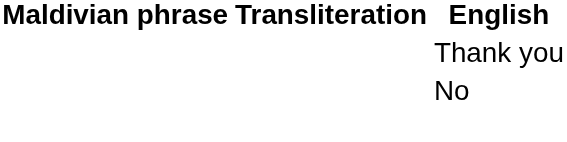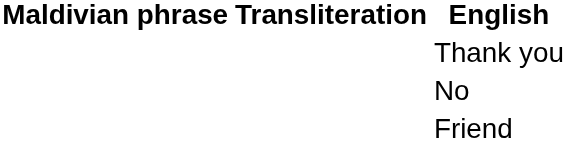+ row: (473, 129)
